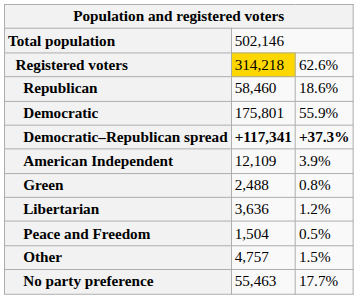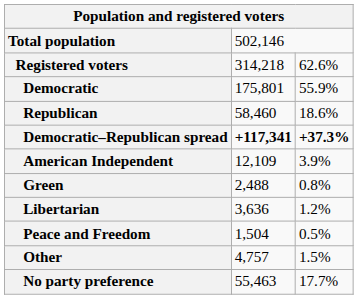(259, 64) gold background -> (259, 64) no background
rows swapped: (53, 112) <-> (53, 88)
